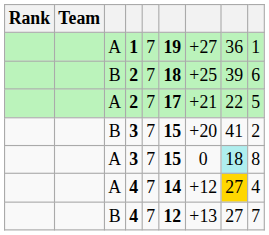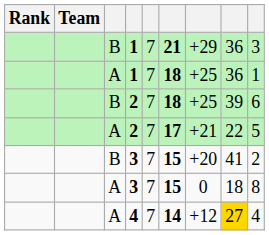+ row: (115, 46)
(172, 46) 19 -> (172, 74) 18
(203, 46) +27 -> (203, 74) +25
(234, 159) paleturquoise background -> (234, 187) no background
- row: (115, 215)
